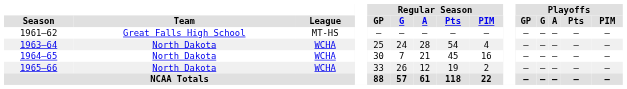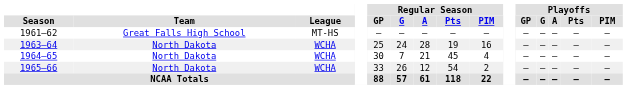(453, 44) 54 -> (453, 44) 19
(486, 44) 4 -> (486, 44) 16
(486, 56) 16 -> (486, 56) 4
(453, 68) 19 -> (453, 68) 54
